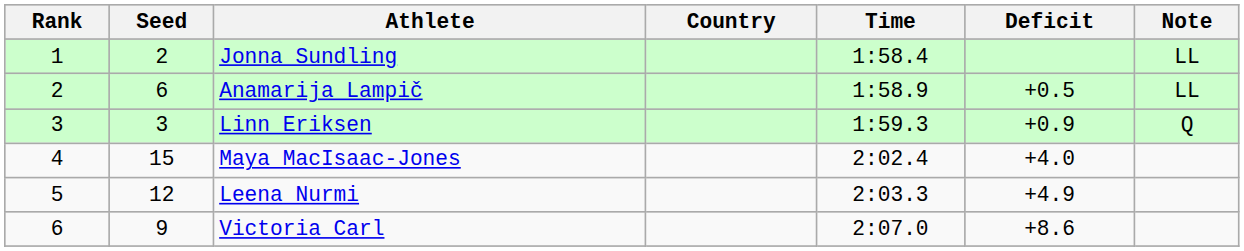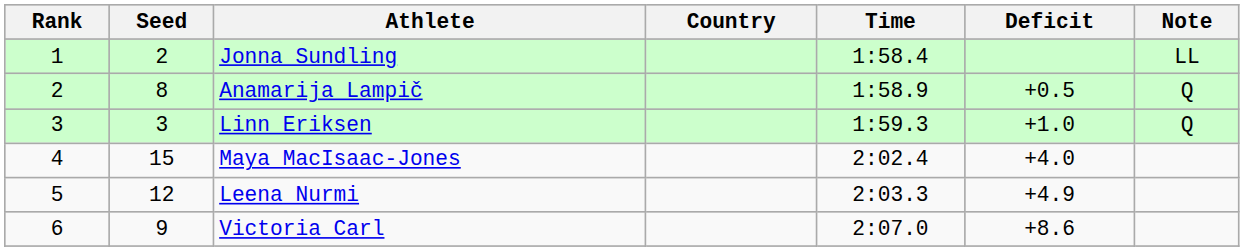(162, 91) 6 -> (162, 91) 8
(1187, 91) LL -> (1187, 91) Q
(1050, 126) +0.9 -> (1050, 126) +1.0
